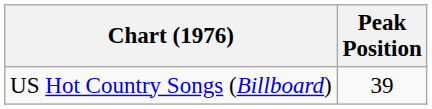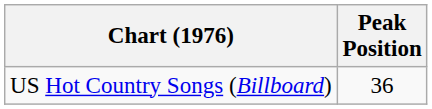(382, 85) 39 -> (382, 85) 36
